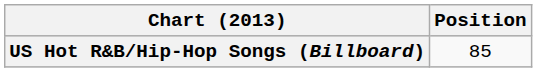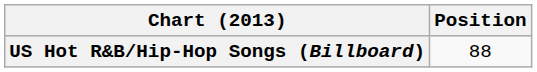(480, 52) 85 -> (480, 52) 88
